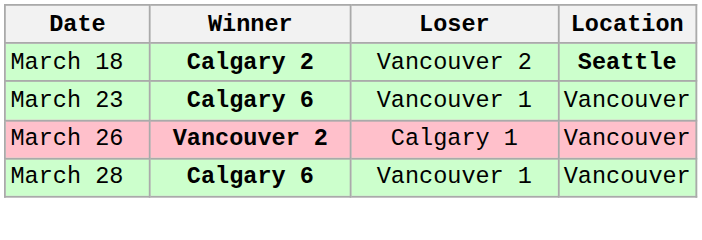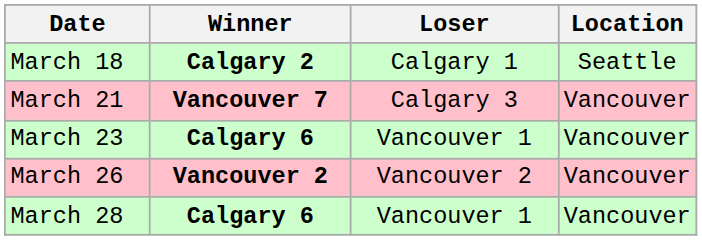(454, 62) Vancouver 2 -> (454, 62) Calgary 1
(627, 62) bold -> (627, 62) normal
+ row: (67, 101)
(454, 139) Calgary 1 -> (454, 177) Vancouver 2
